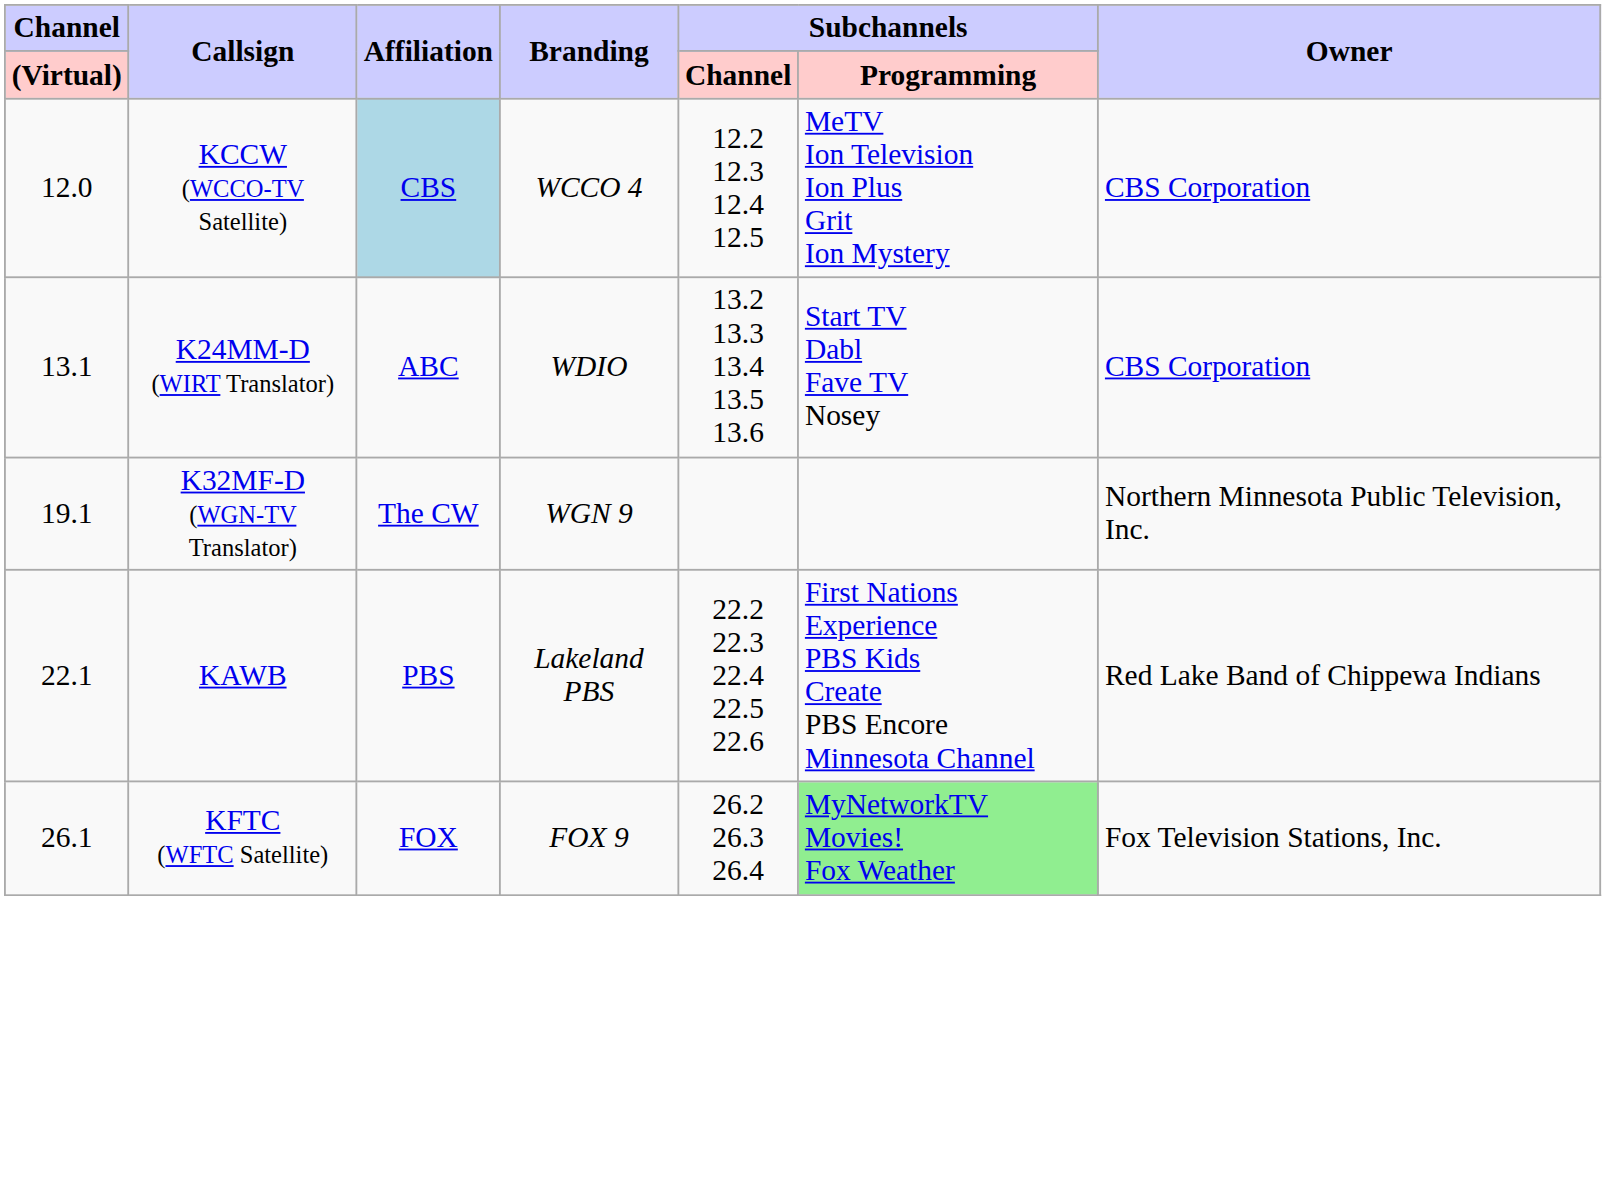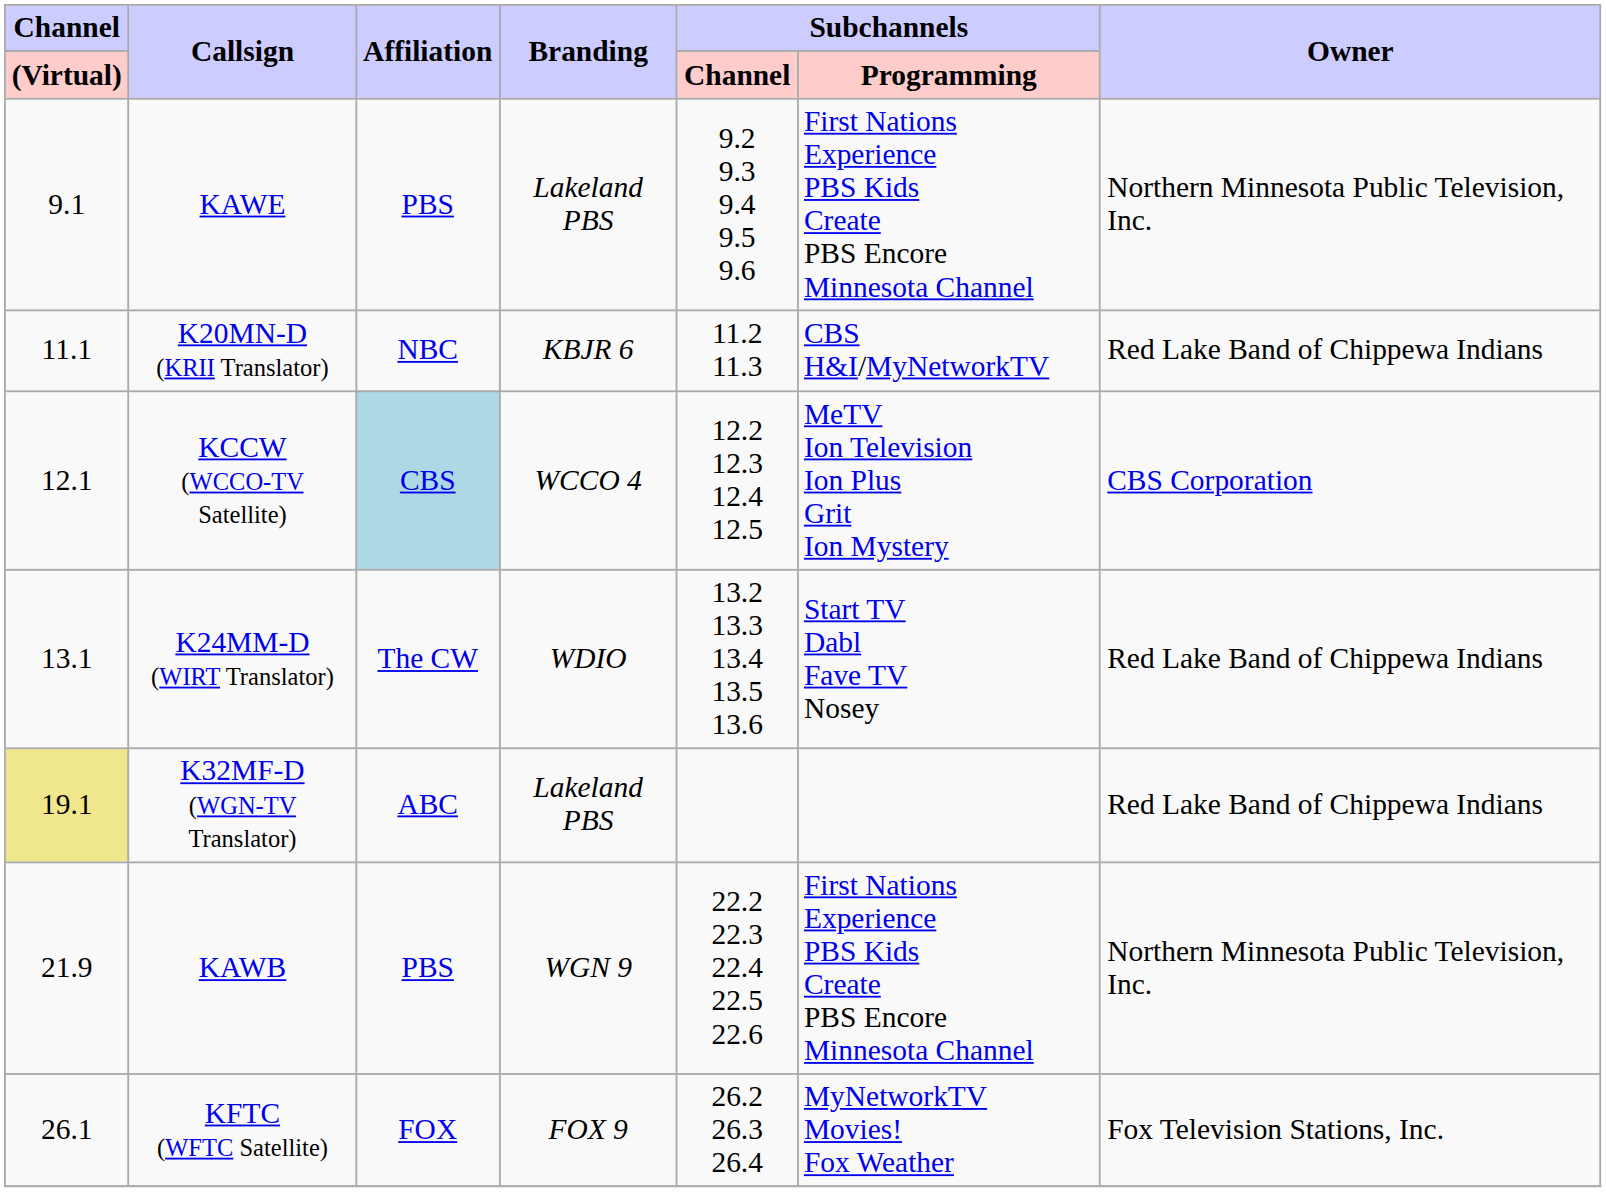+ row: (242, 204)
+ row: (242, 350)
(67, 187) 12.0 -> (67, 479) 12.1
(428, 366) ABC -> (428, 658) The CW
(1208, 366) CBS Corporation -> (1325, 658) Red Lake Band of Chippewa Indians
(67, 512) no background -> (67, 804) khaki background
(428, 512) The CW -> (428, 804) ABC
(589, 512) WGN 9 -> (588, 804) Lakeland PBS
(1333, 512) Northern Minnesota Public Television, Inc. -> (1325, 804) Red Lake Band of Chippewa Indians
(67, 675) 22.1 -> (67, 967) 21.9
(589, 675) Lakeland PBS -> (588, 967) WGN 9
(1323, 675) Red Lake Band of Chippewa Indians -> (1336, 967) Northern Minnesota Public Television, Inc.
(896, 837) lightgreen background -> (896, 1130) no background
